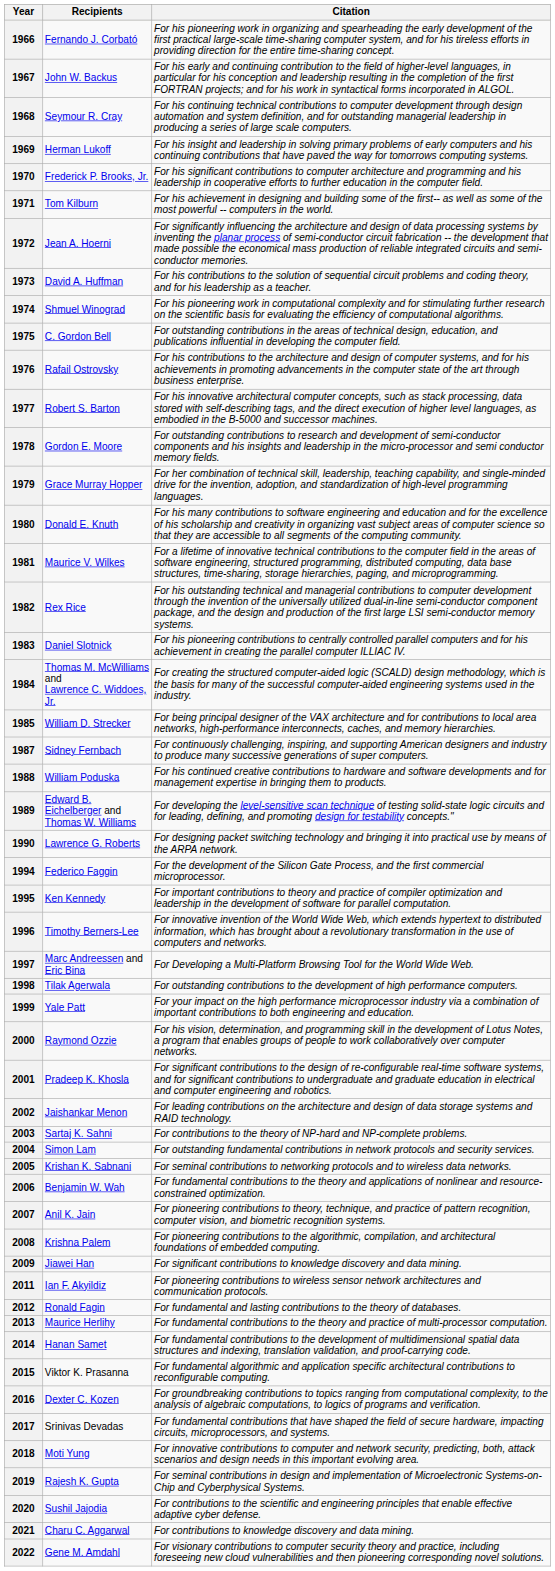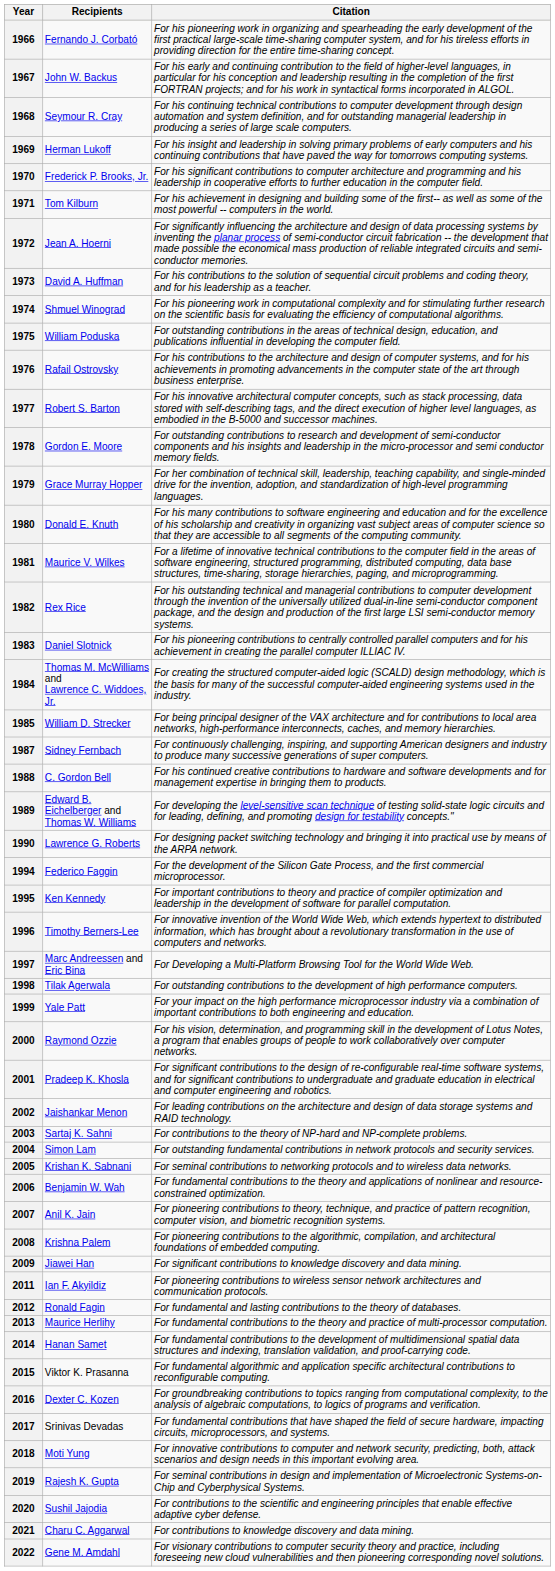(78, 336) C. Gordon Bell -> (82, 336) William Poduska
(82, 778) William Poduska -> (78, 778) C. Gordon Bell
